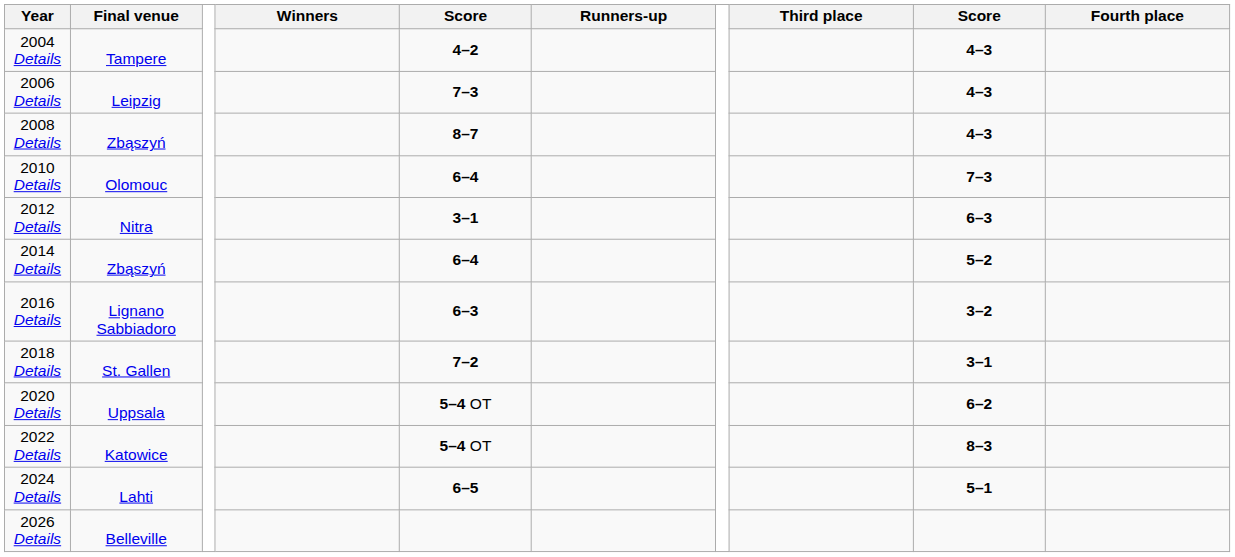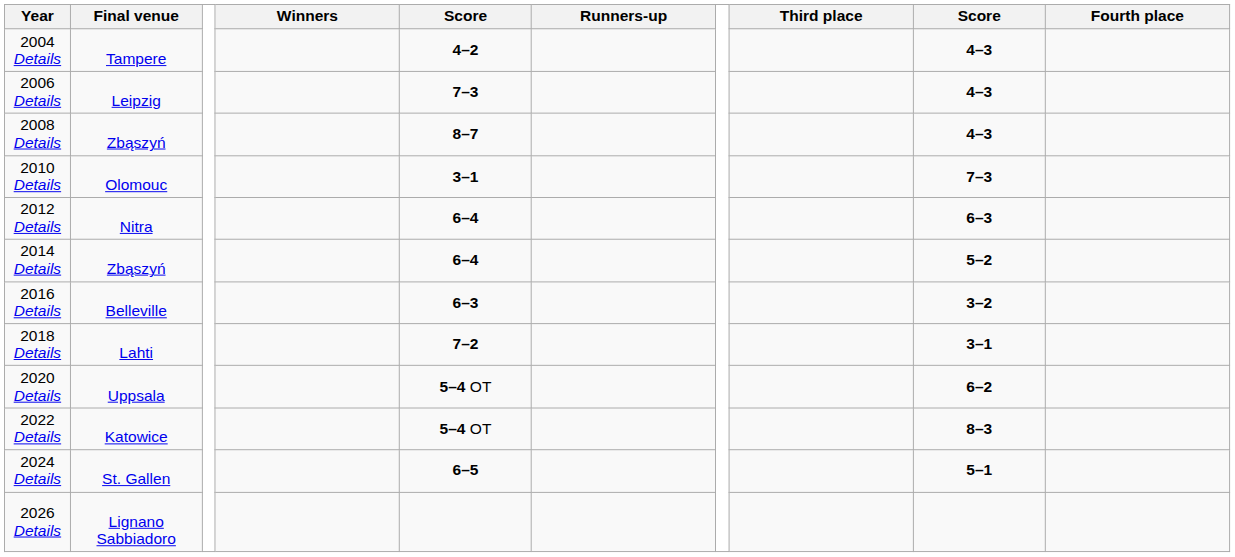(466, 176) 6–4 -> (466, 176) 3–1
(466, 218) 3–1 -> (466, 218) 6–4
(136, 320) Lignano Sabbiadoro -> (136, 311) Belleville
(136, 370) St. Gallen -> (136, 353) Lahti
(136, 497) Lahti -> (136, 479) St. Gallen
(136, 539) Belleville -> (136, 530) Lignano Sabbiadoro
